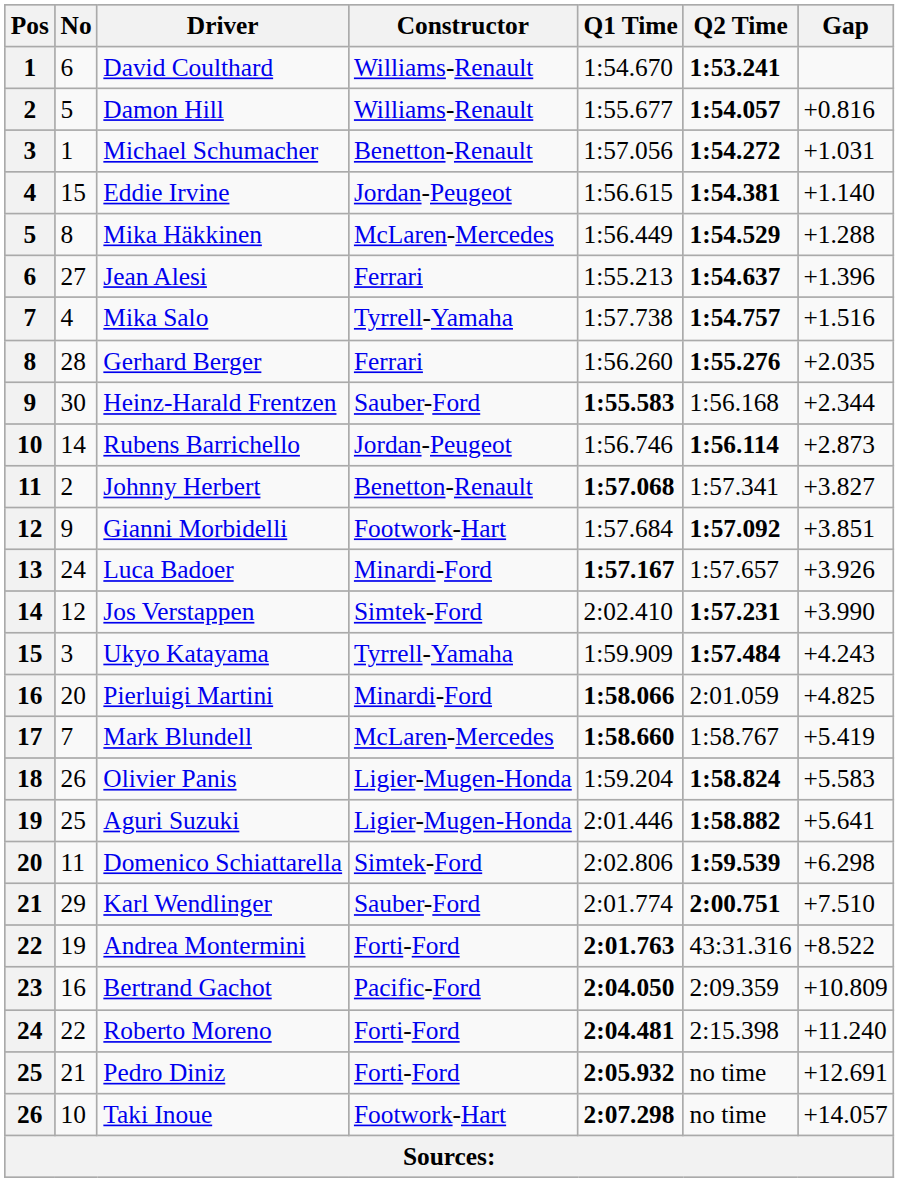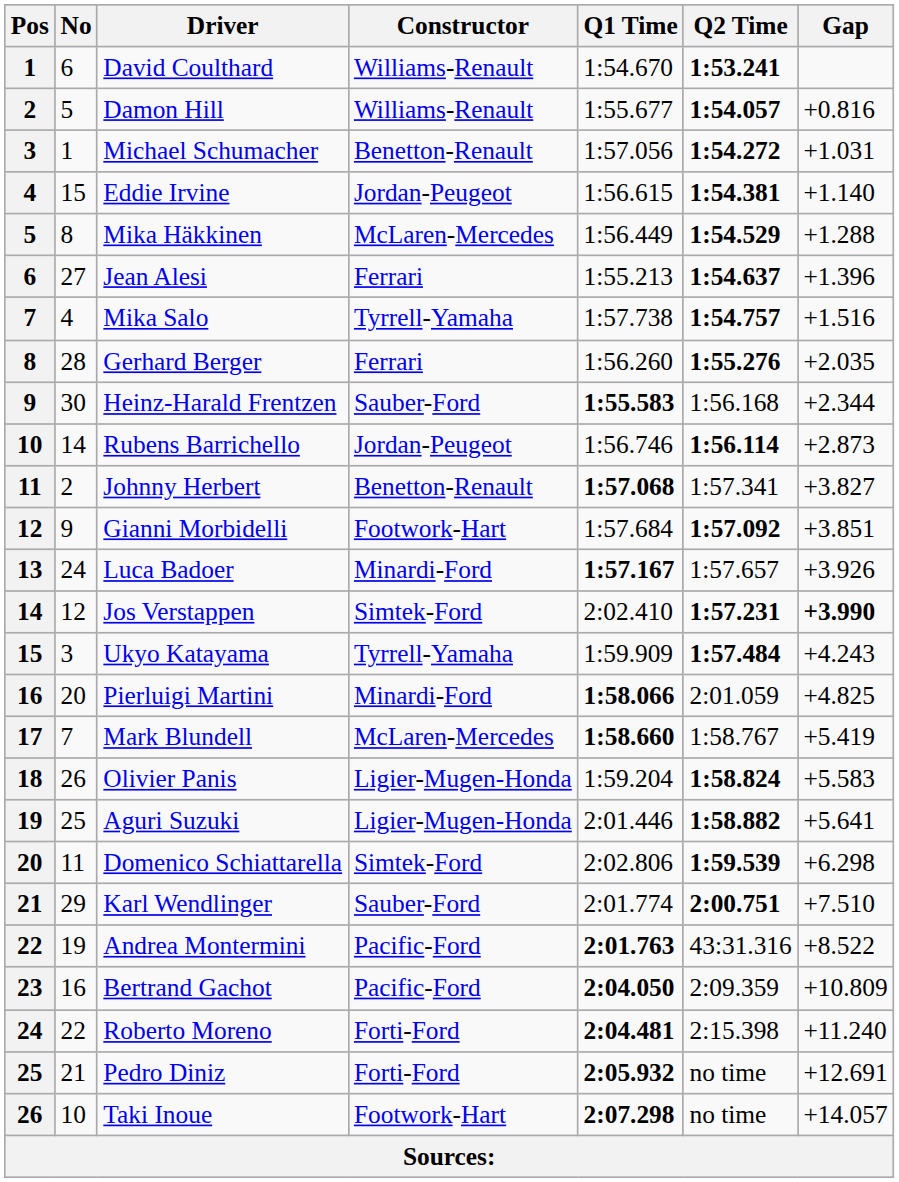(839, 611) normal -> (839, 611) bold
(407, 946) Forti-Ford -> (417, 946) Pacific-Ford
